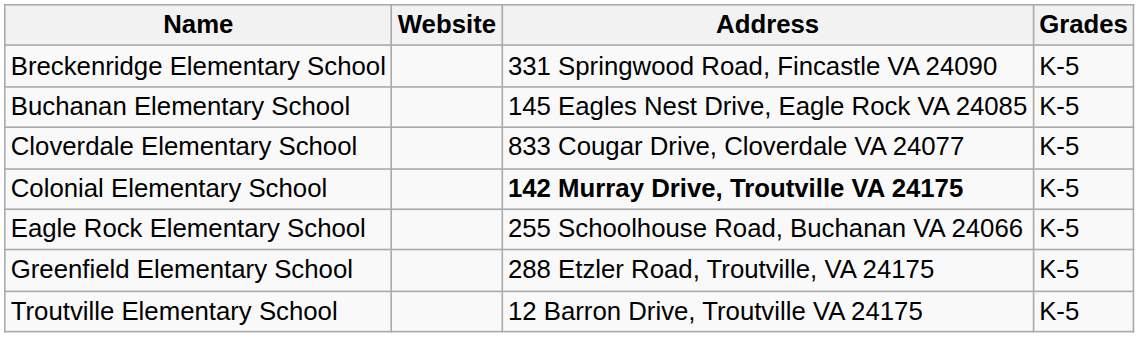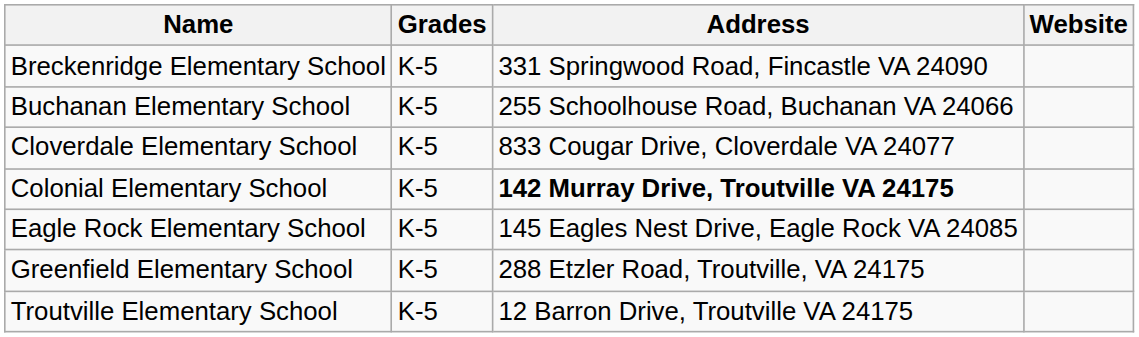columns swapped: (1084, 24) <-> (447, 24)
(768, 106) 145 Eagles Nest Drive, Eagle Rock VA 24085 -> (756, 106) 255 Schoolhouse Road, Buchanan VA 24066
(766, 229) 255 Schoolhouse Road, Buchanan VA 24066 -> (758, 229) 145 Eagles Nest Drive, Eagle Rock VA 24085
